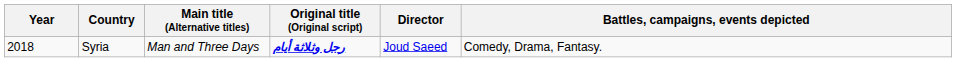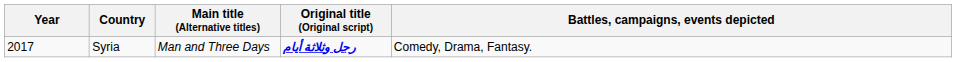- column: (421, 20)
(20, 46) 2018 -> (20, 46) 2017
